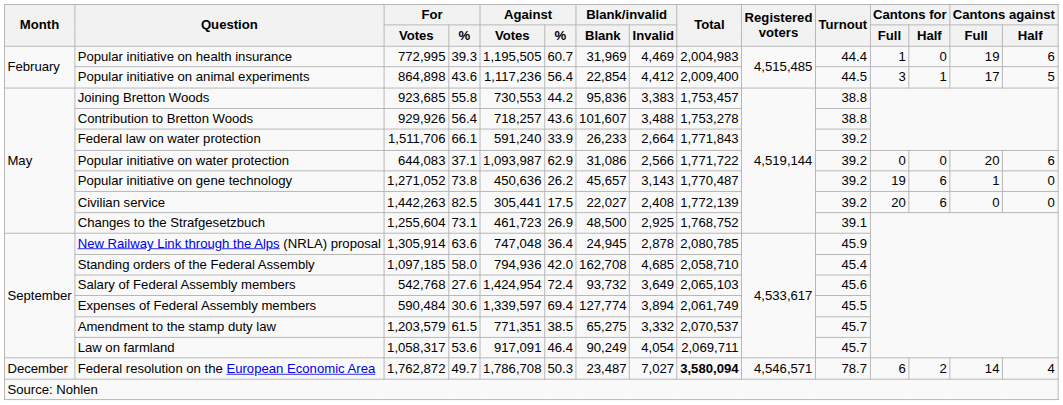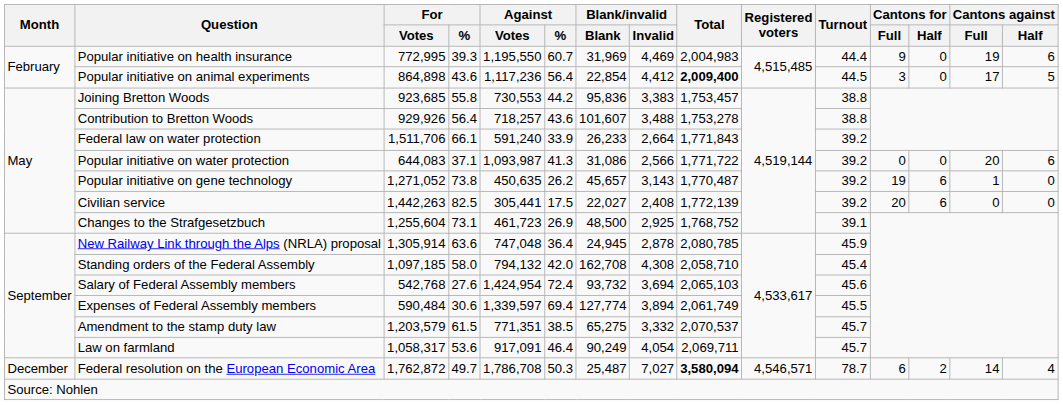(512, 56) 1,195,505 -> (512, 56) 1,195,550
(902, 56) 1 -> (902, 56) 9
(709, 77) normal -> (709, 77) bold
(943, 77) 1 -> (943, 77) 0
(560, 160) 62.9 -> (560, 160) 41.3
(518, 181) 450,636 -> (518, 181) 450,635
(518, 264) 794,936 -> (518, 264) 794,132
(658, 264) 4,685 -> (658, 264) 4,308
(658, 285) 3,649 -> (658, 285) 3,694
(606, 368) 23,487 -> (606, 368) 25,487
